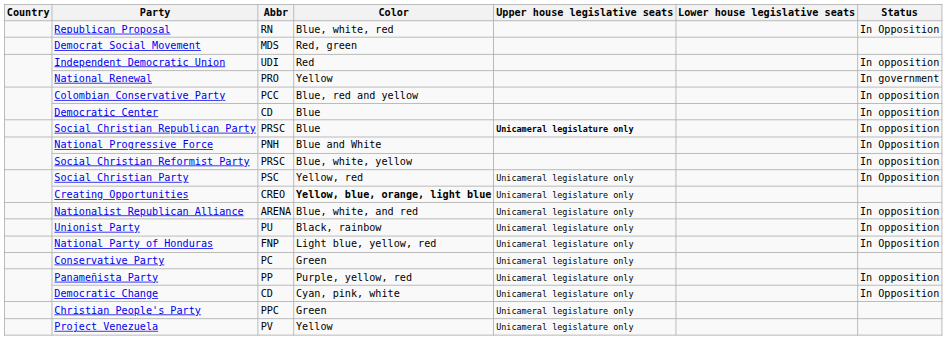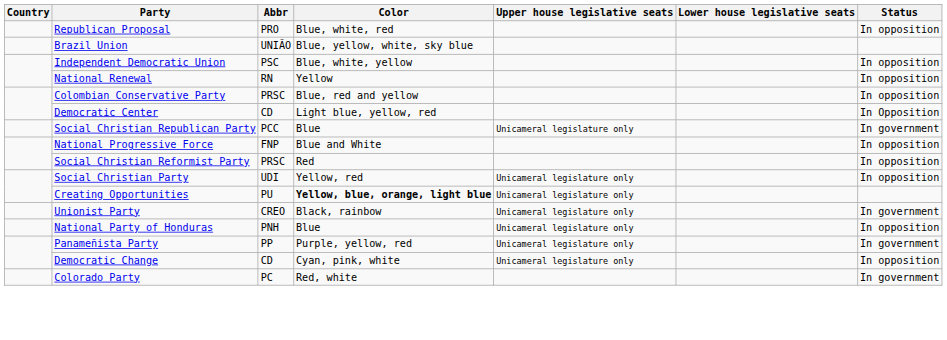(267, 29) RN -> (270, 29) PRO
(900, 29) In Opposition -> (900, 29) In opposition
- row: (128, 46)
+ row: (91, 46)
(270, 62) UDI -> (270, 62) PSC
(305, 62) Red -> (354, 62) Blue, white, yellow
(270, 79) PRO -> (267, 79) RN
(900, 79) In government -> (900, 79) In opposition
(270, 95) PCC -> (273, 95) PRSC
(308, 112) Blue -> (366, 112) Light blue, yellow, red
(900, 112) In opposition -> (900, 112) In Opposition
(273, 128) PRSC -> (270, 128) PCC
(565, 128) bold -> (565, 129) normal
(900, 128) In opposition -> (900, 128) In government
(270, 145) PNH -> (270, 145) FNP
(900, 145) In Opposition -> (900, 145) In opposition
(354, 161) Blue, white, yellow -> (305, 161) Red
(270, 178) PSC -> (270, 178) UDI
(900, 178) In Opposition -> (900, 178) In opposition
(273, 194) CREO -> (267, 194) PU
- row: (149, 211)
(267, 227) PU -> (273, 211) CREO
(900, 227) In opposition -> (900, 211) In government
(270, 244) FNP -> (270, 227) PNH
(366, 244) Light blue, yellow, red -> (308, 227) Blue
(900, 244) In Opposition -> (900, 227) In opposition
- row: (109, 261)
(900, 277) In opposition -> (900, 244) In government
(900, 294) In Opposition -> (900, 261) In opposition
+ row: (97, 277)
- row: (128, 310)
- row: (106, 327)
